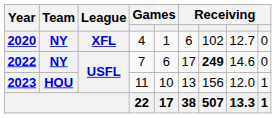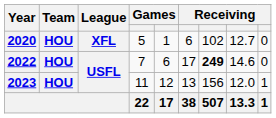(59, 41) NY -> (59, 41) HOU
(142, 41) 4 -> (142, 41) 5
(59, 61) NY -> (59, 61) HOU
(166, 82) 10 -> (166, 82) 12
